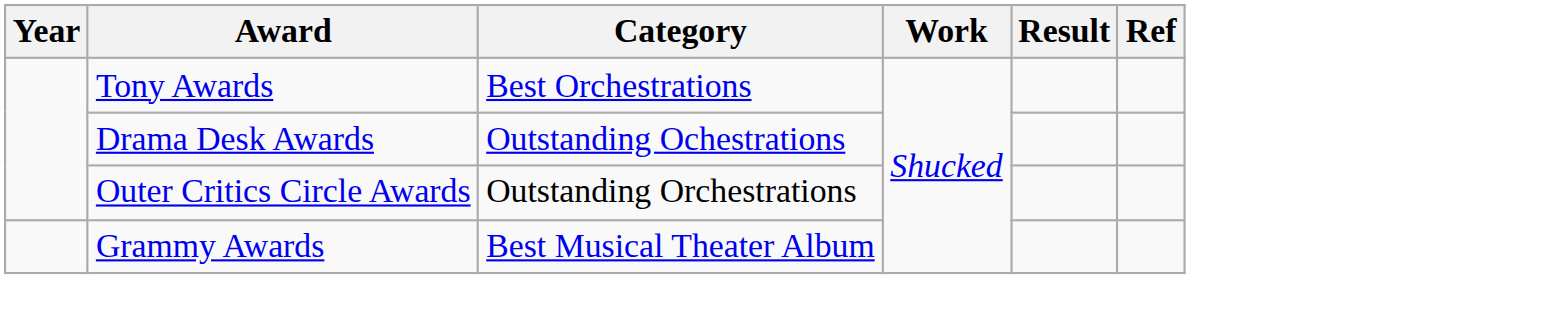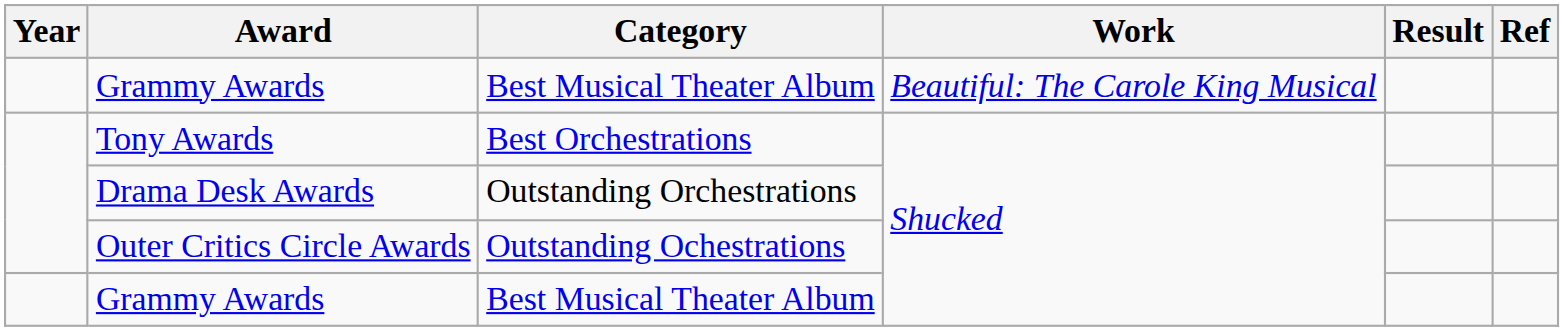+ row: (210, 84)
(666, 138) Outstanding Ochestrations -> (671, 191) Outstanding Orchestrations
(671, 191) Outstanding Orchestrations -> (666, 245) Outstanding Ochestrations
